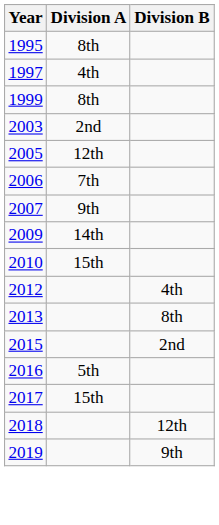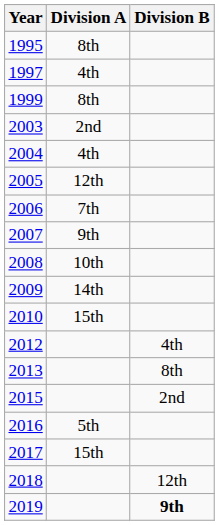+ row: (26, 153)
+ row: (26, 262)
(172, 452) normal -> (172, 506) bold
